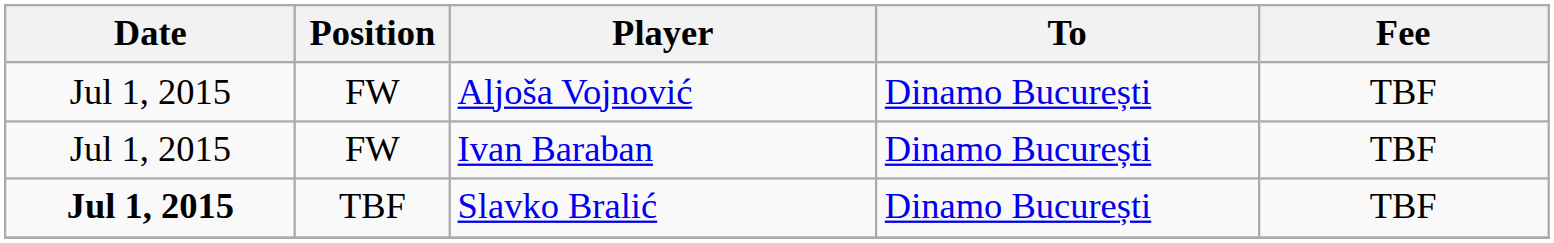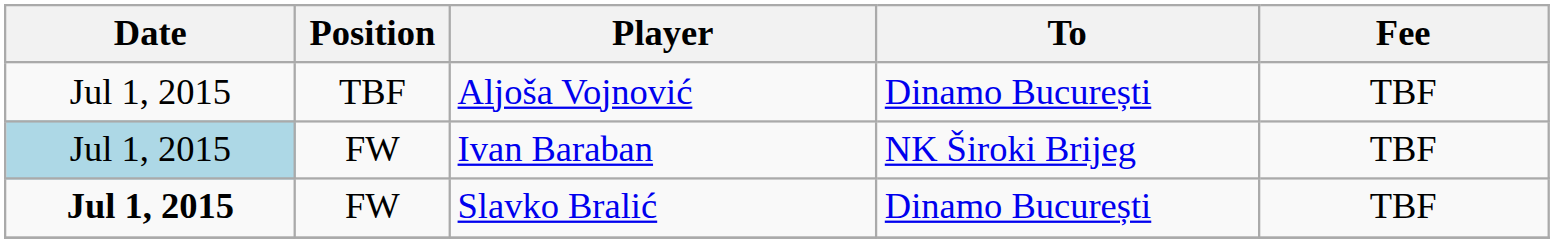(372, 91) FW -> (372, 91) TBF
(150, 149) no background -> (150, 149) lightblue background
(1018, 149) Dinamo București -> (1010, 149) NK Široki Brijeg
(372, 206) TBF -> (372, 206) FW
